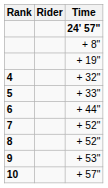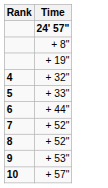- column: (50, 12)
